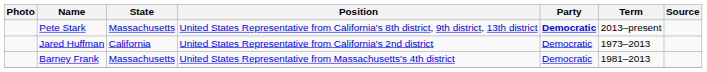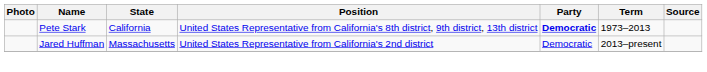(142, 28) Massachusetts -> (130, 28) California
(631, 28) 2013–present -> (626, 28) 1973–2013
(130, 43) California -> (142, 43) Massachusetts
(626, 43) 1973–2013 -> (631, 43) 2013–present
- row: (69, 59)
